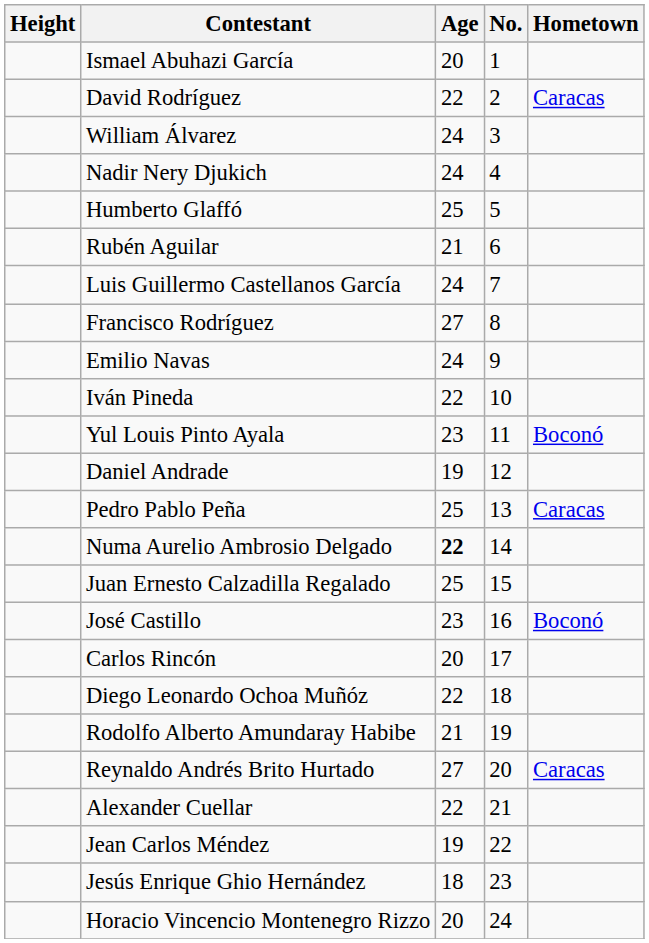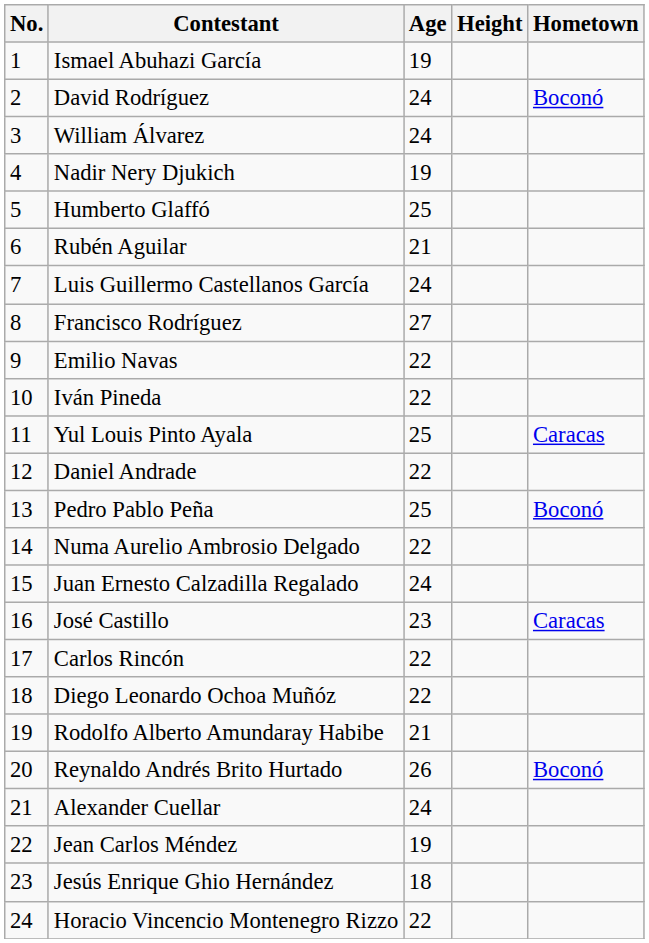columns swapped: (506, 23) <-> (43, 23)
(452, 60) 20 -> (420, 60) 19
(452, 98) 22 -> (420, 98) 24
(569, 98) Caracas -> (568, 98) Boconó
(452, 172) 24 -> (420, 172) 19
(452, 359) 24 -> (420, 359) 22
(452, 434) 23 -> (420, 434) 25
(568, 434) Boconó -> (569, 434) Caracas
(452, 471) 19 -> (420, 471) 22
(569, 508) Caracas -> (568, 508) Boconó
(452, 546) bold -> (420, 546) normal
(452, 583) 25 -> (420, 583) 24
(568, 620) Boconó -> (569, 620) Caracas
(452, 658) 20 -> (420, 658) 22
(452, 770) 27 -> (420, 770) 26
(569, 770) Caracas -> (568, 770) Boconó
(452, 807) 22 -> (420, 807) 24
(452, 919) 20 -> (420, 919) 22
